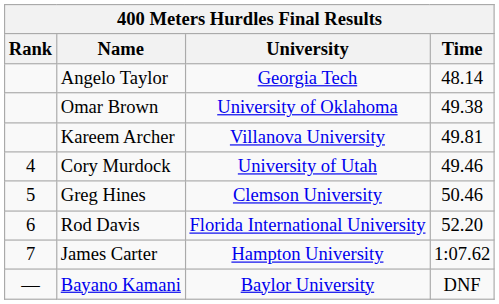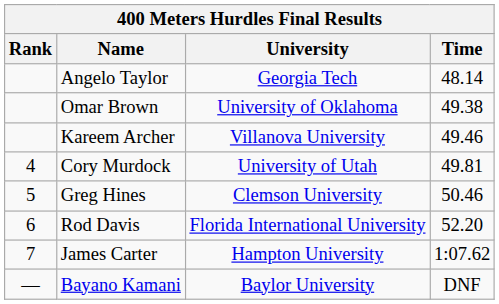(462, 136) 49.81 -> (462, 136) 49.46
(462, 166) 49.46 -> (462, 166) 49.81
